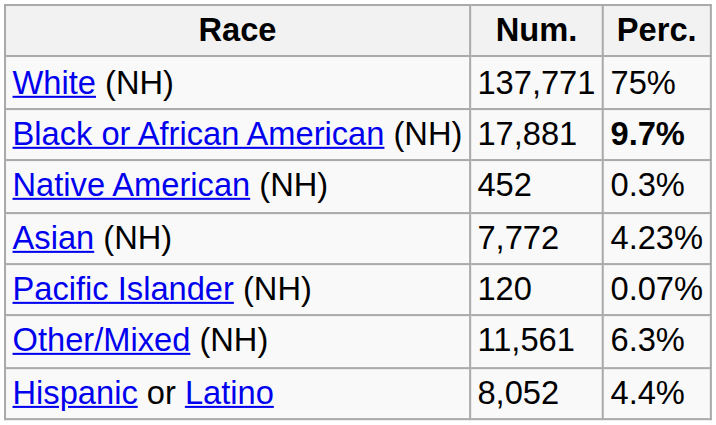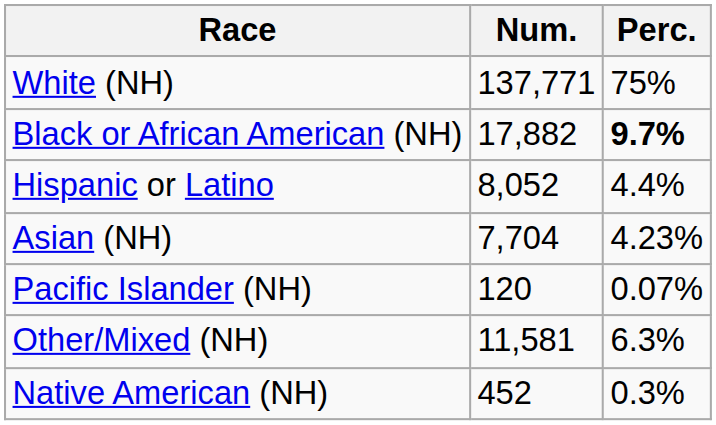(527, 133) 17,881 -> (527, 133) 17,882
rows swapped: (170, 185) <-> (143, 392)
(518, 237) 7,772 -> (518, 237) 7,704
(526, 340) 11,561 -> (526, 340) 11,581
